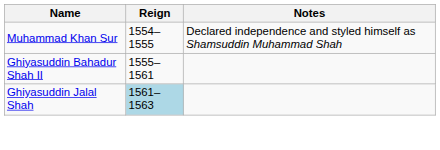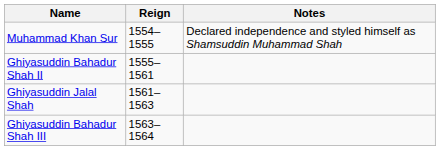(144, 99) lightblue background -> (144, 99) no background
+ row: (62, 130)
